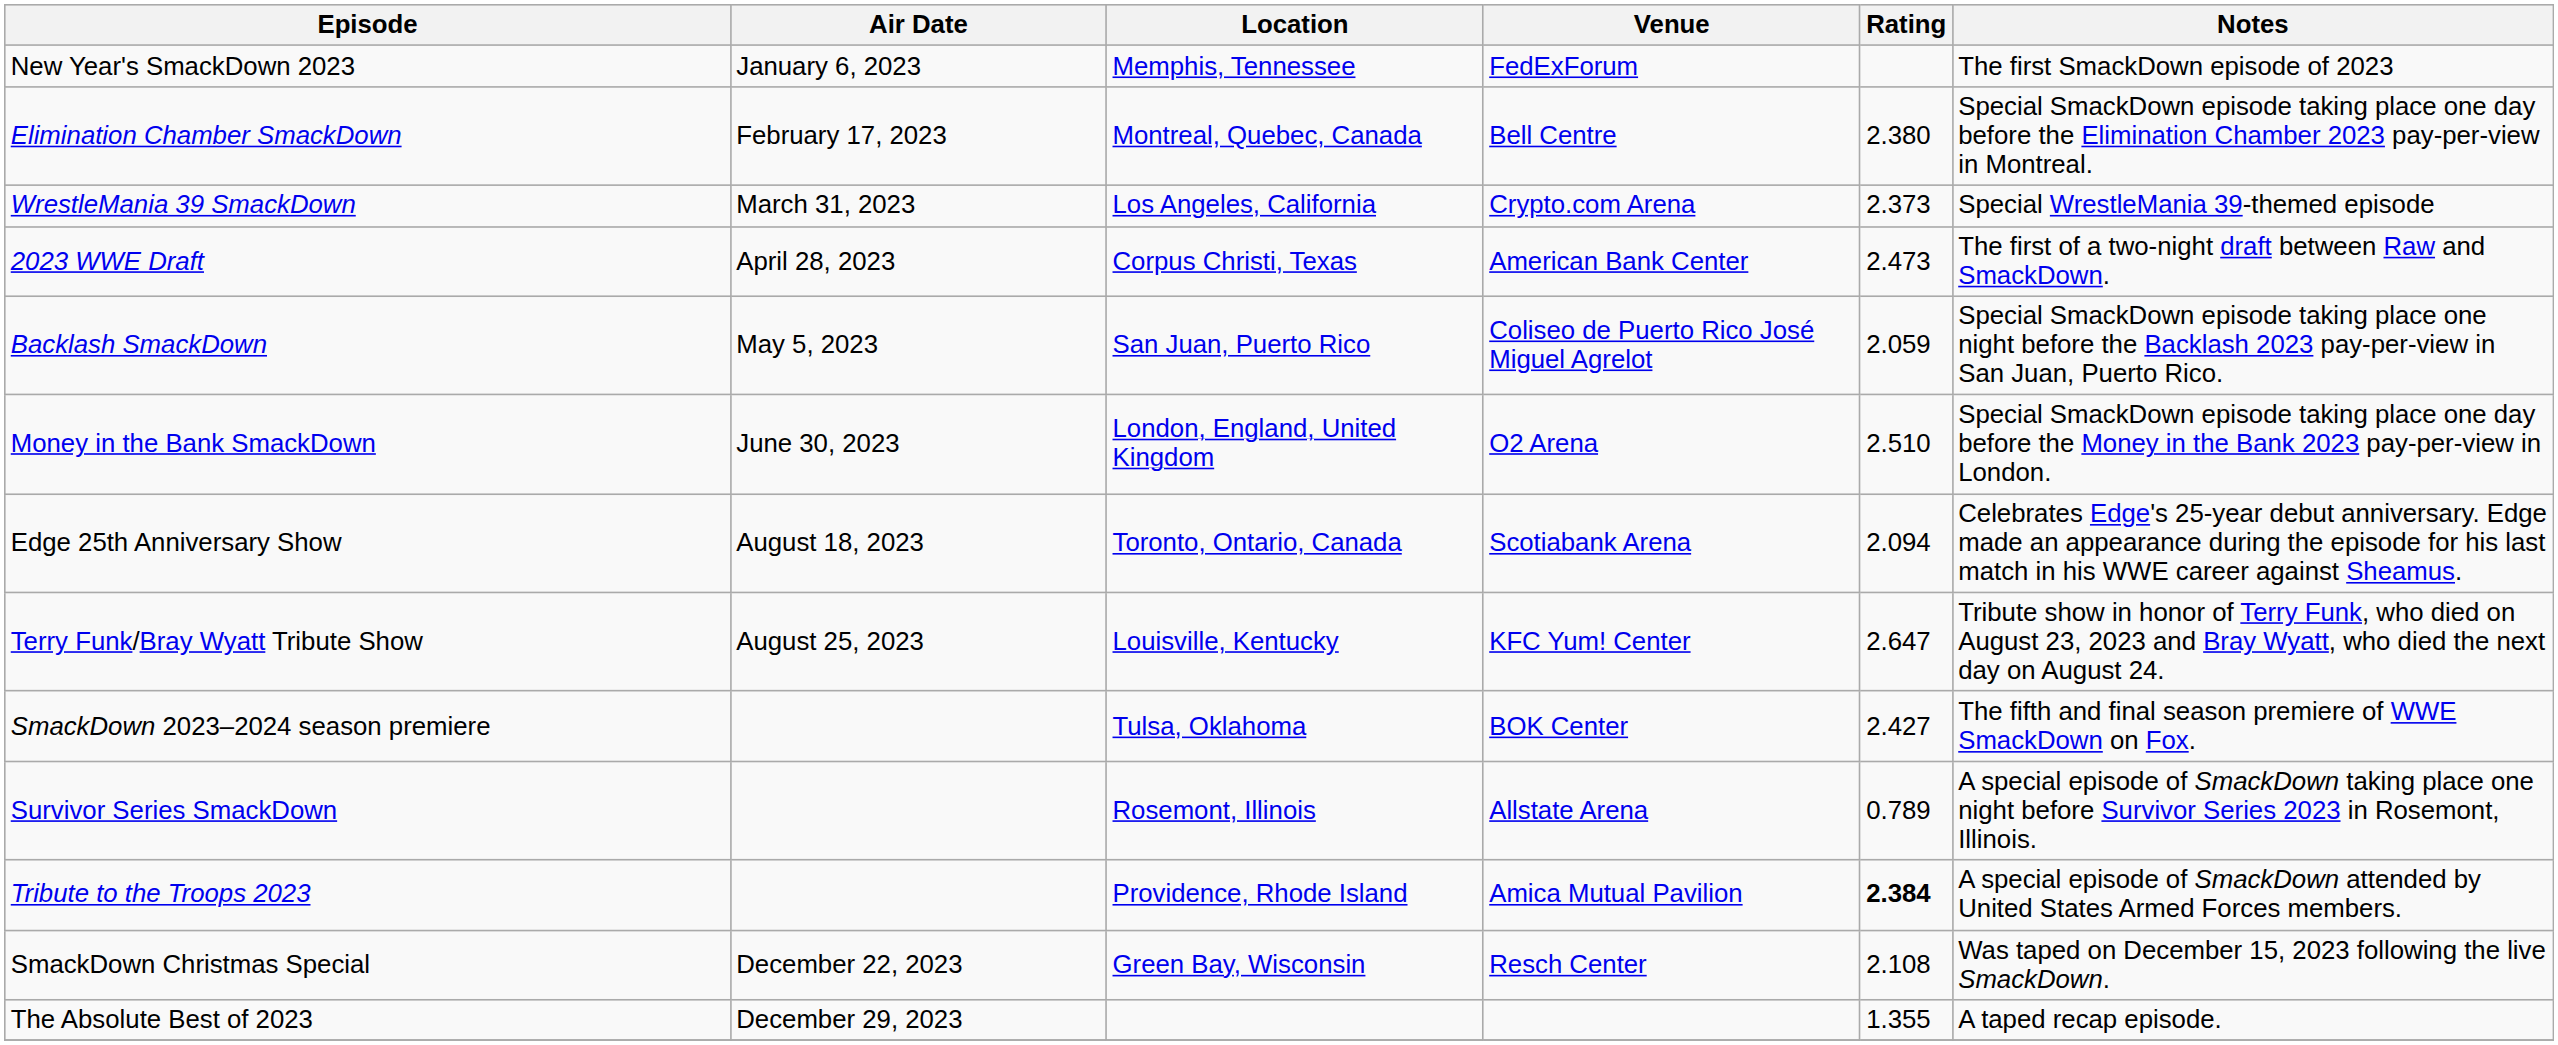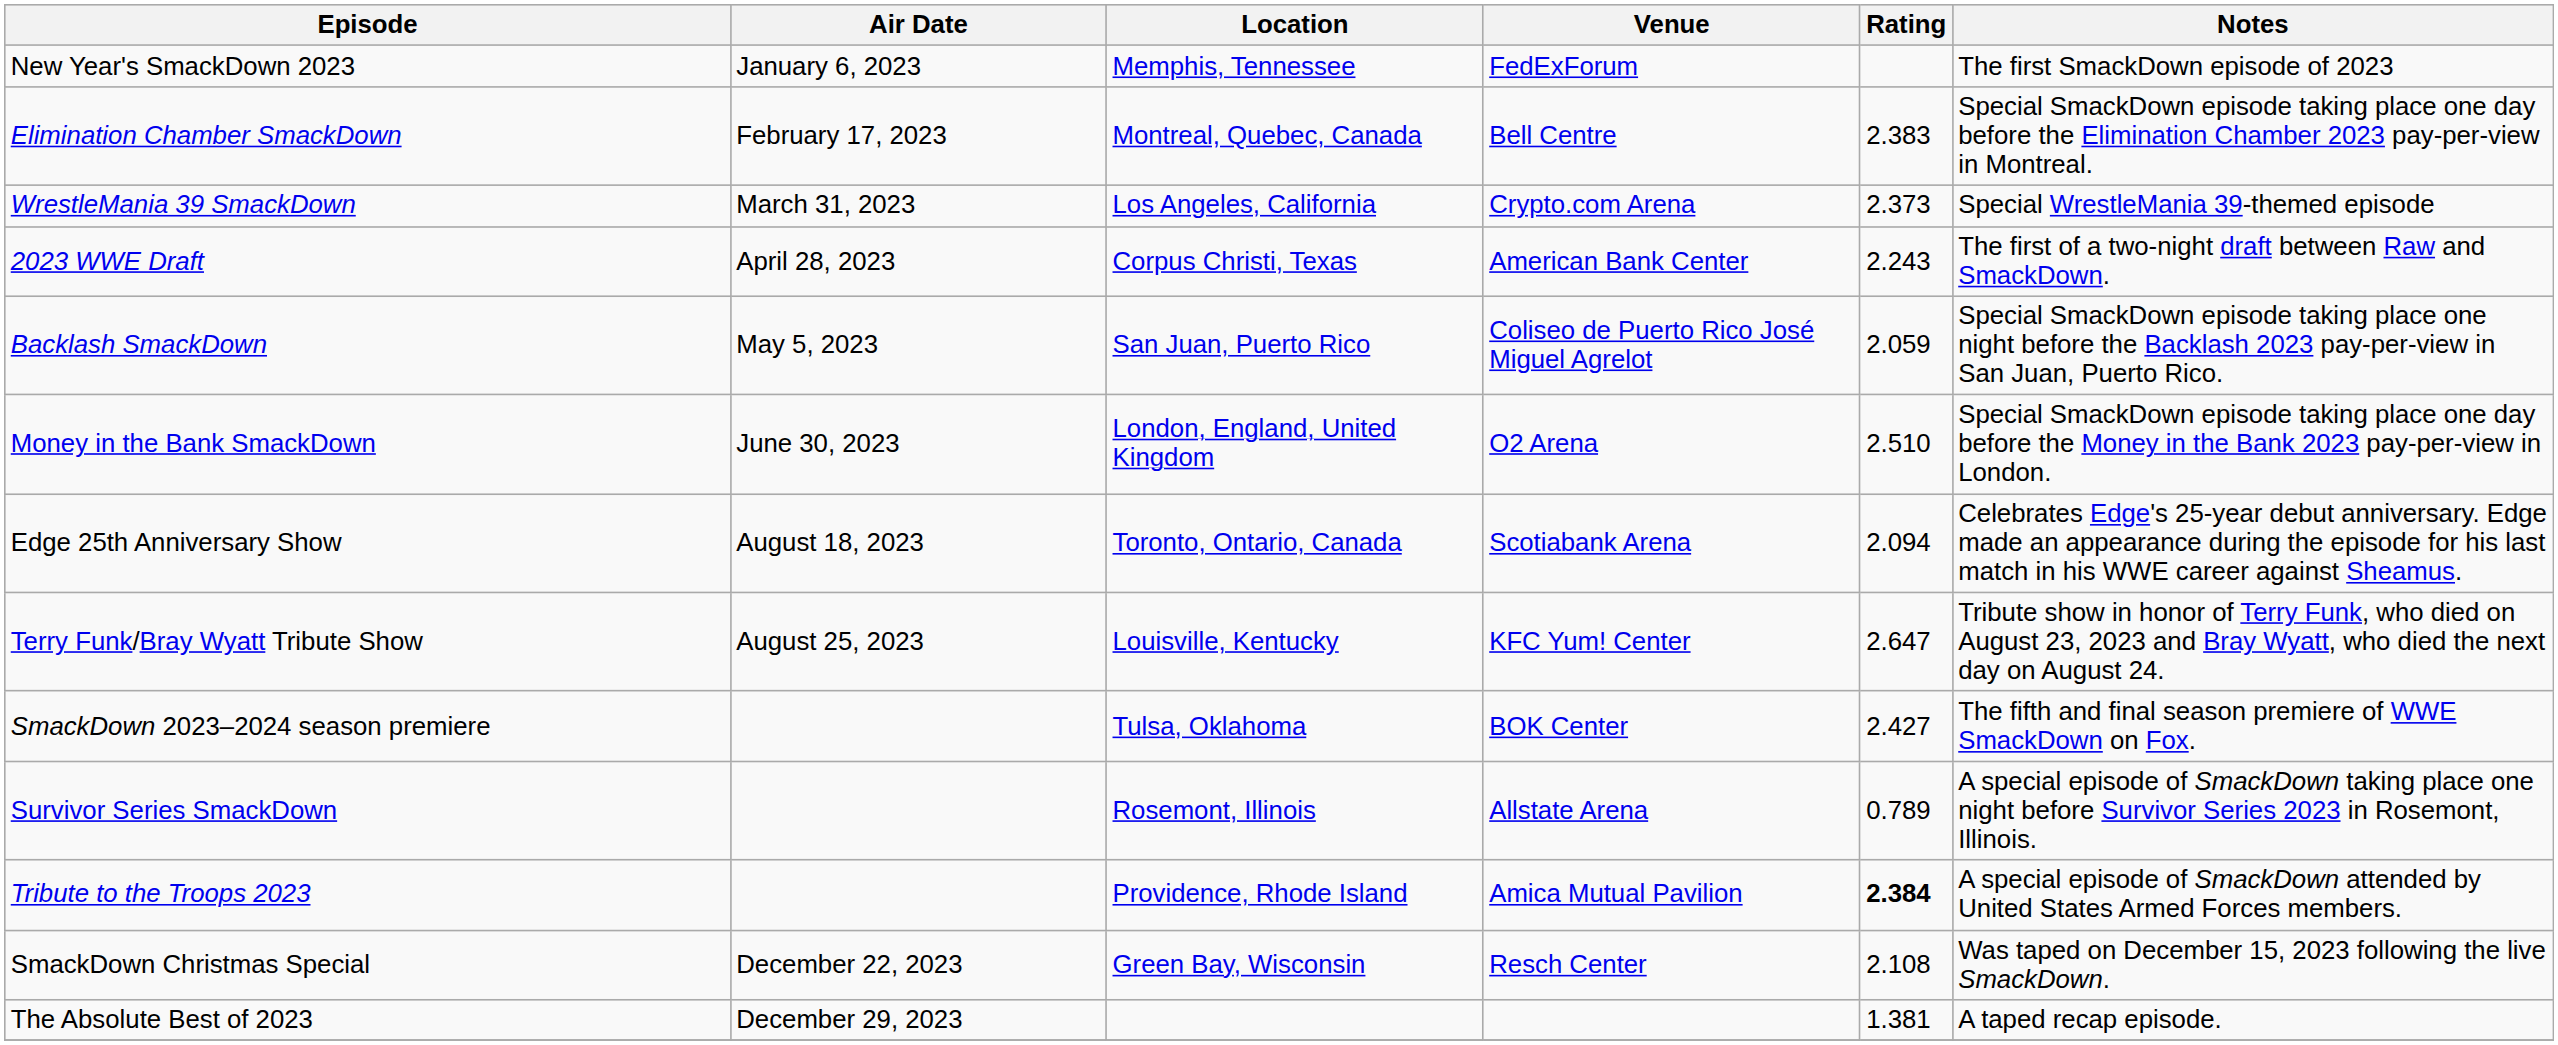(1898, 135) 2.380 -> (1898, 135) 2.383
(1898, 260) 2.473 -> (1898, 260) 2.243
(1898, 1019) 1.355 -> (1898, 1019) 1.381
